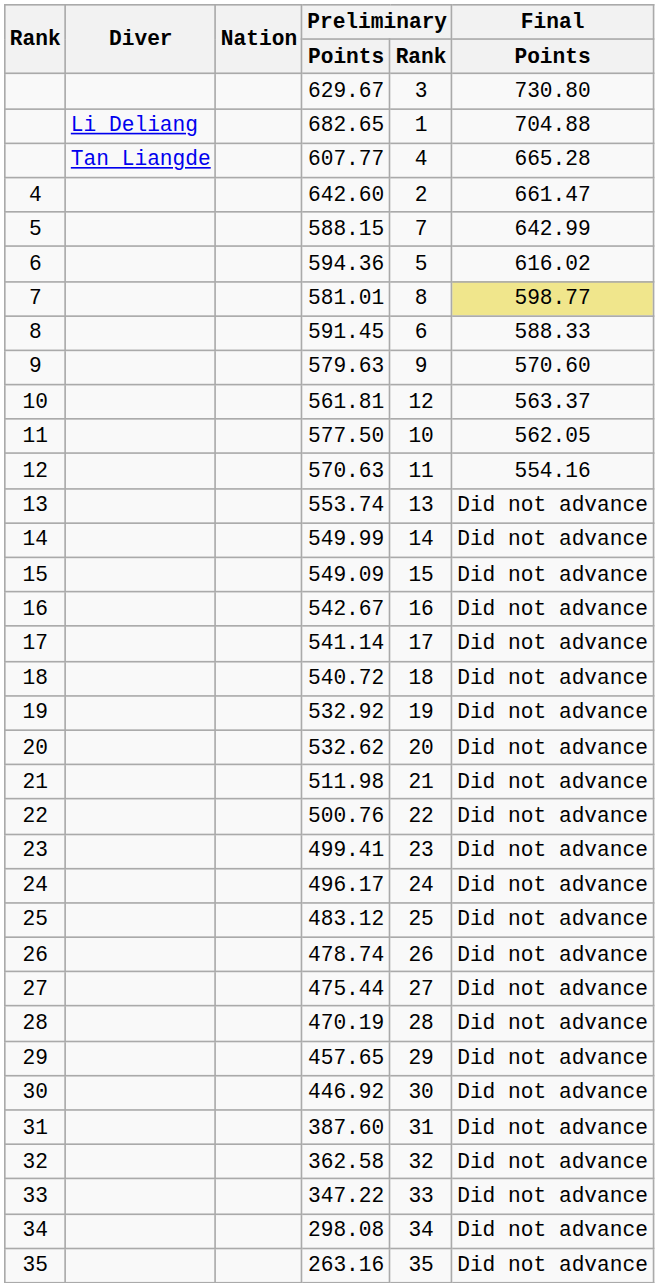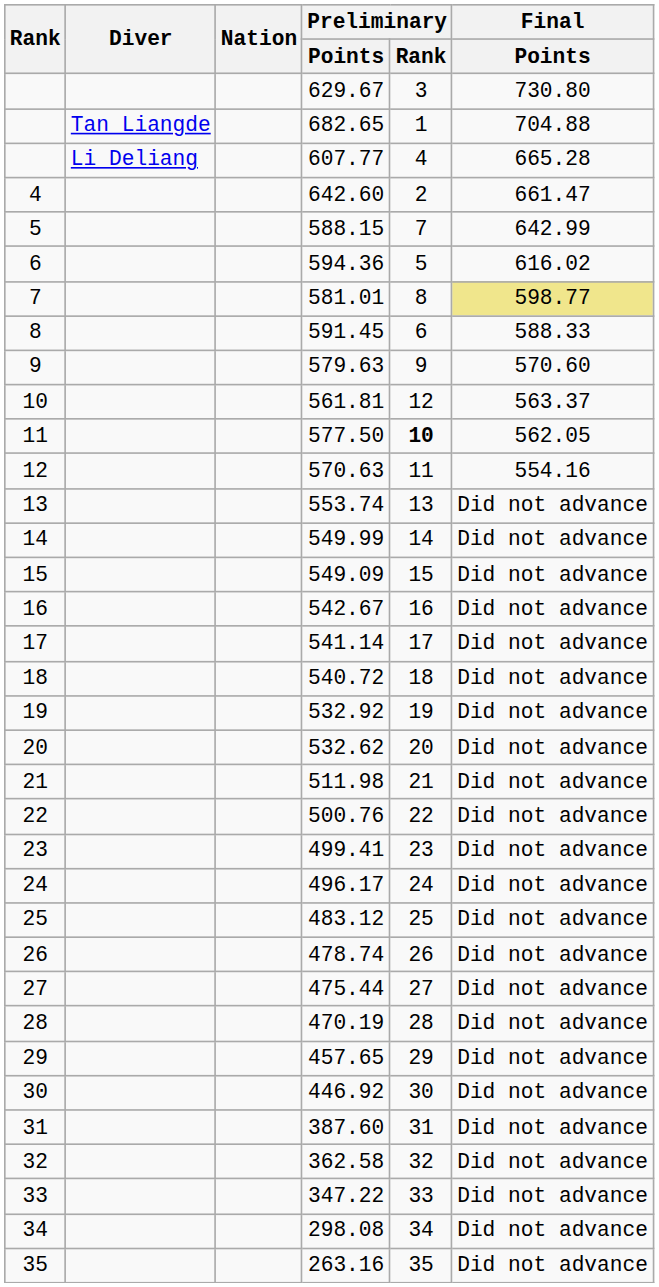(134, 126) Li Deliang -> (141, 126) Tan Liangde
(141, 160) Tan Liangde -> (134, 160) Li Deliang
(421, 437) normal -> (421, 437) bold
